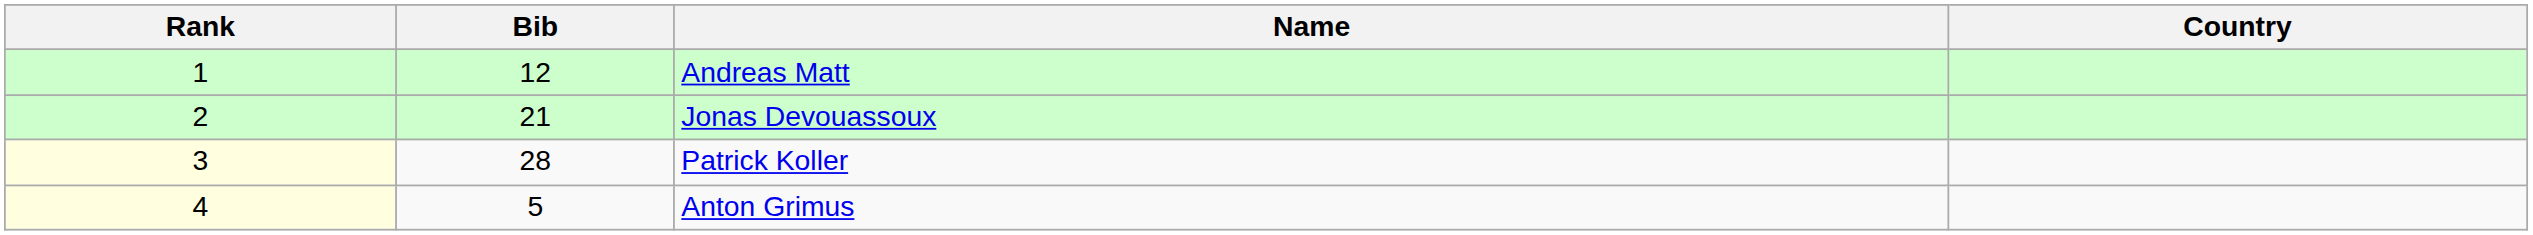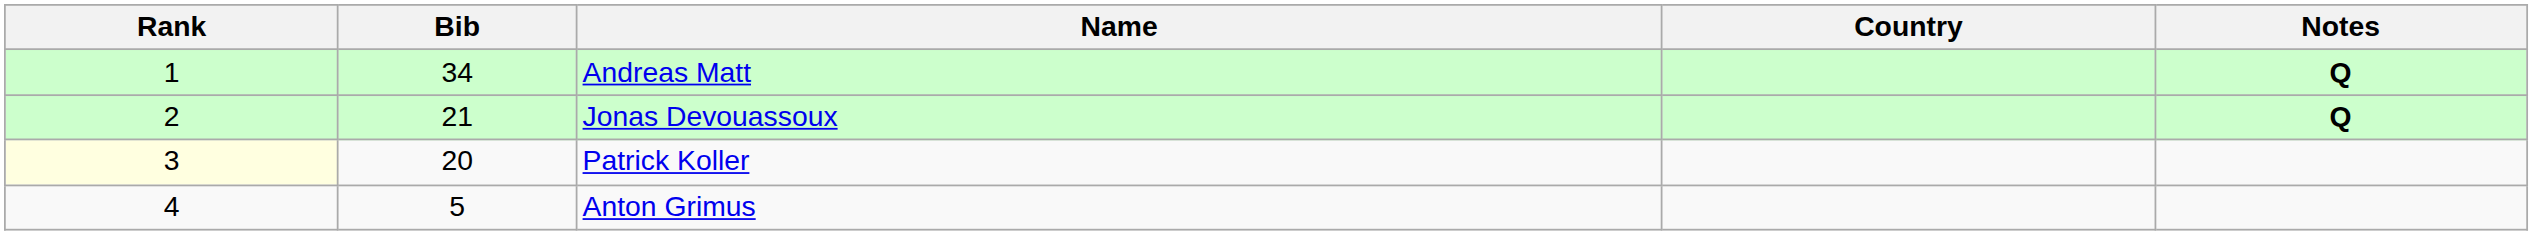+ column: (2341, 26)
(535, 71) 12 -> (457, 71) 34
(535, 161) 28 -> (457, 161) 20
(200, 206) lightyellow background -> (172, 206) no background
